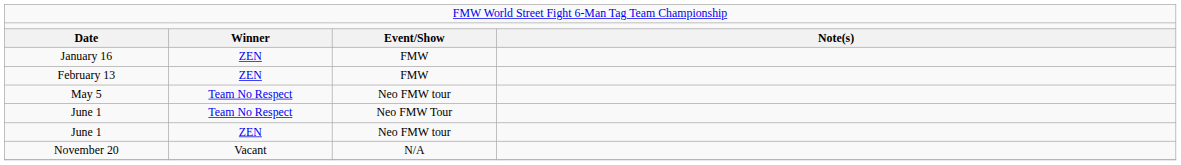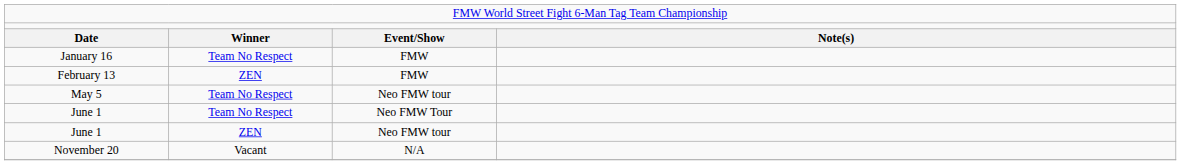(250, 56) ZEN -> (250, 56) Team No Respect
